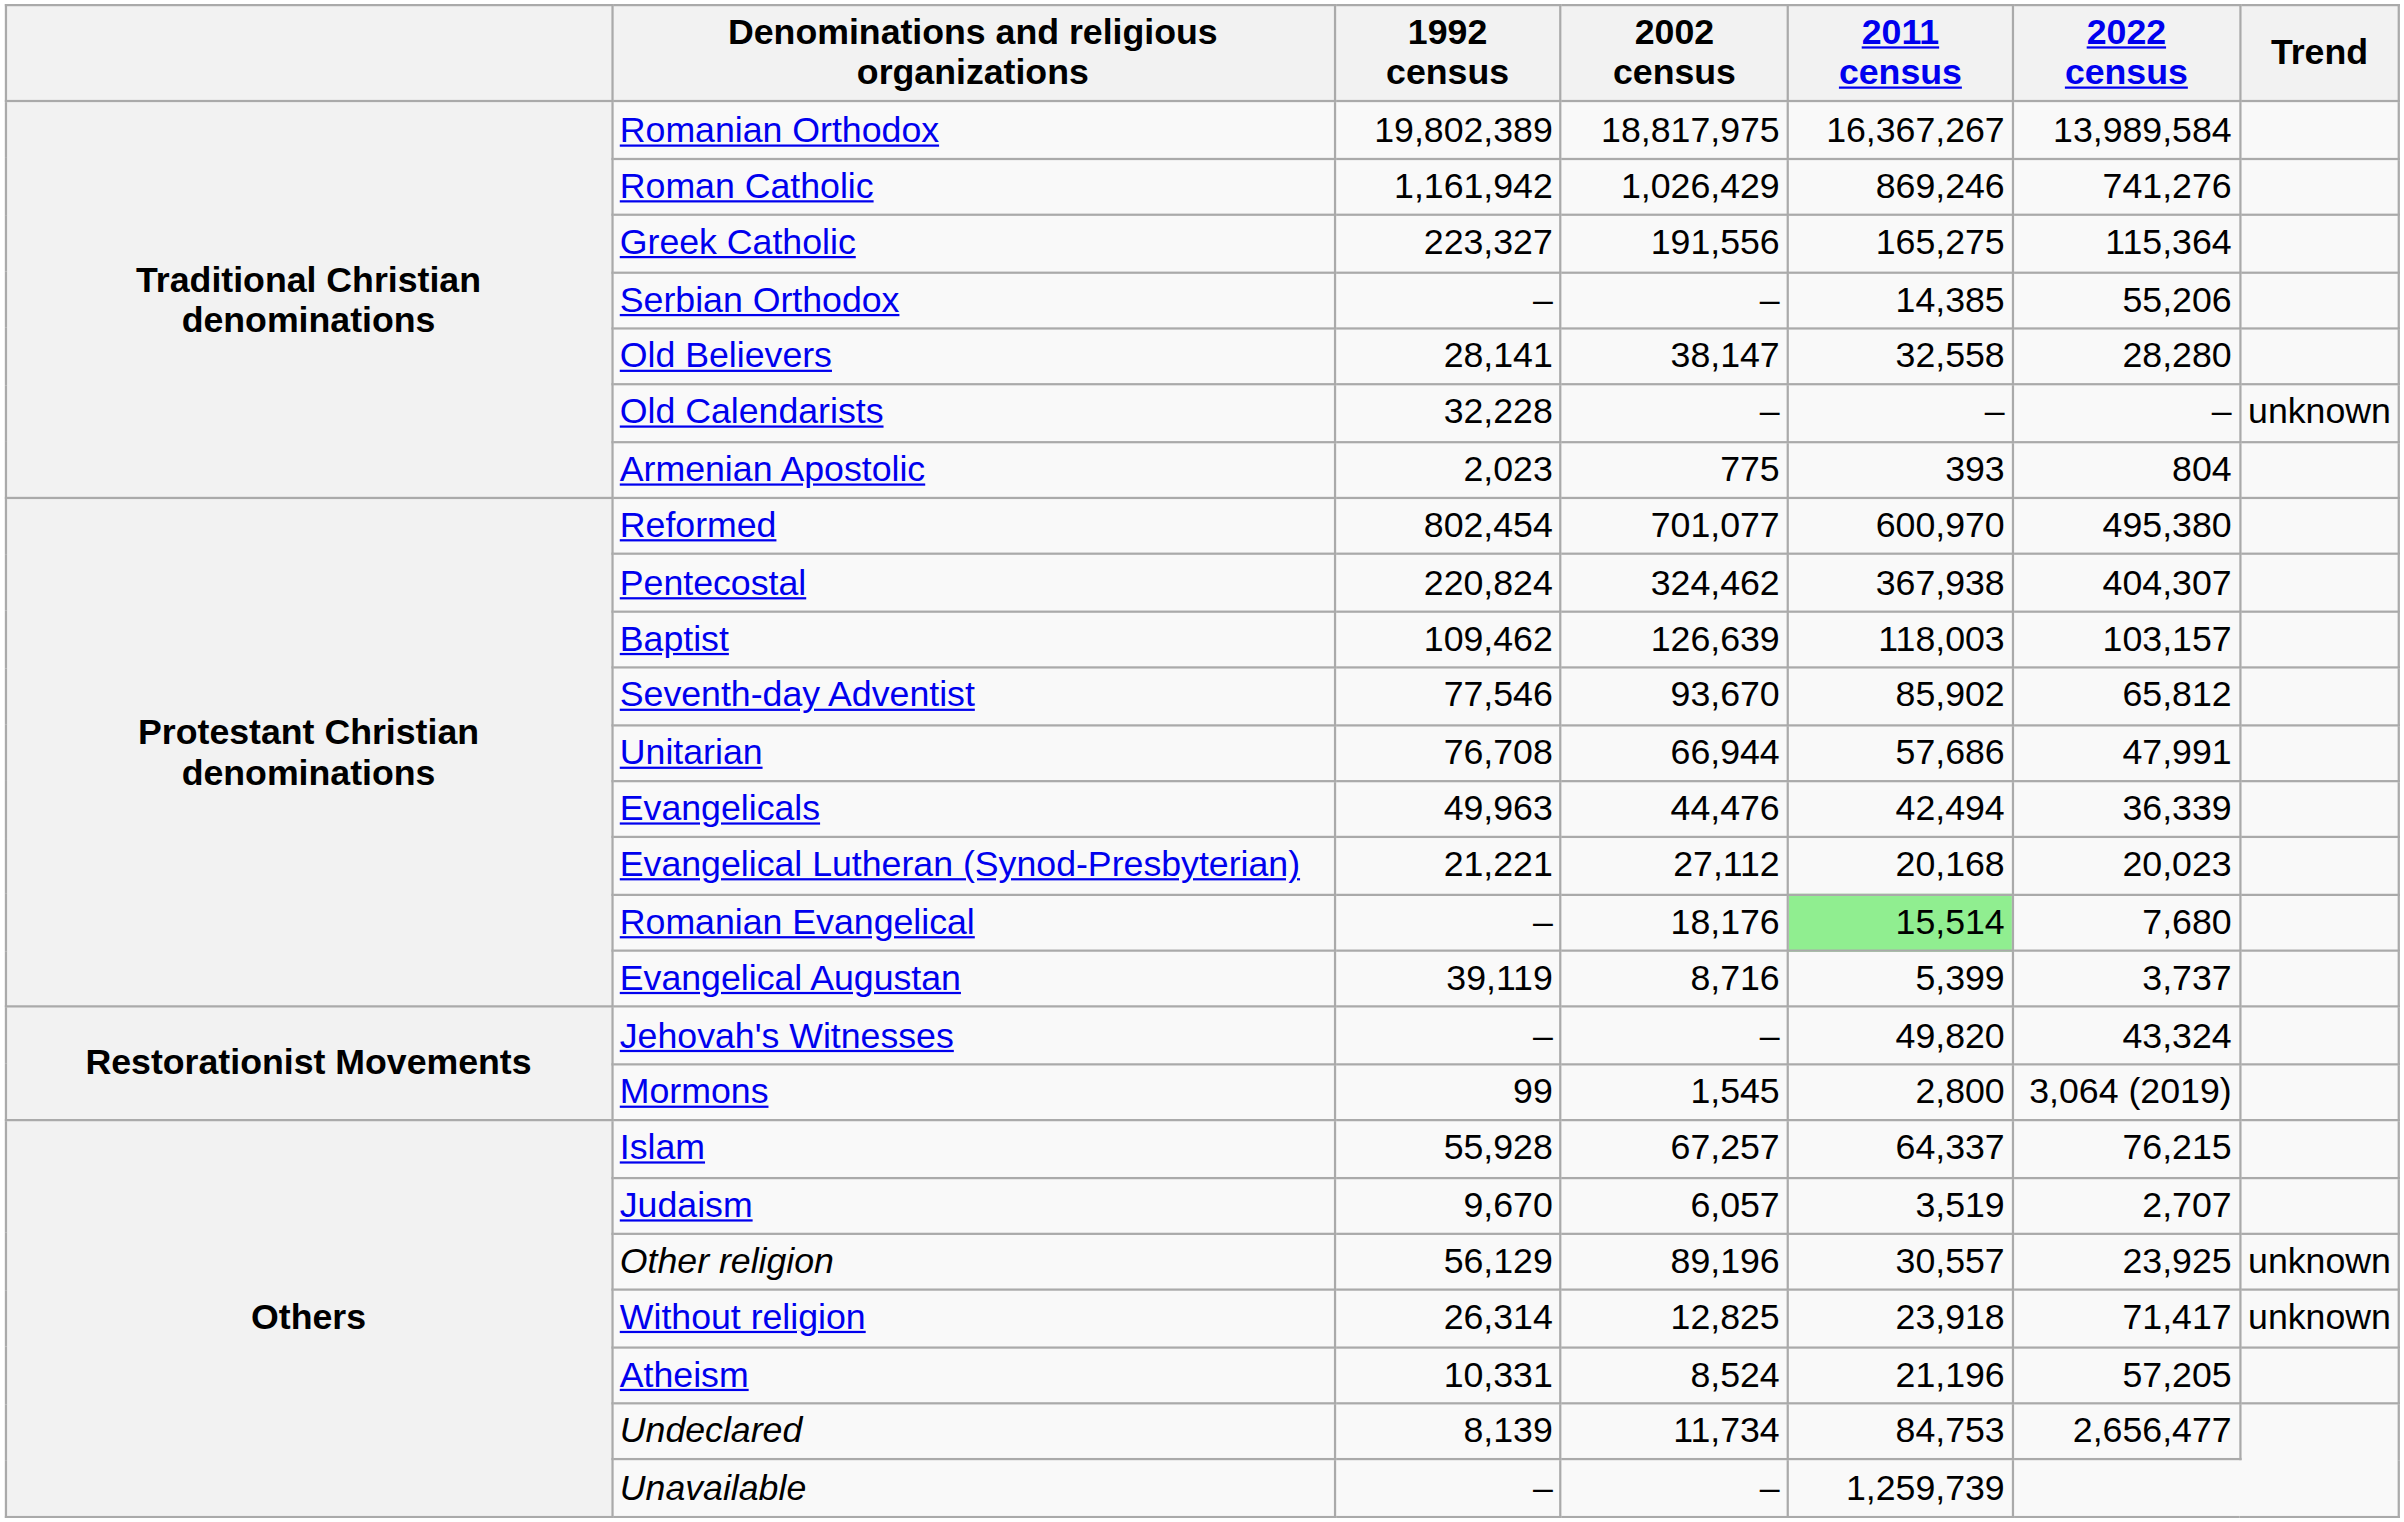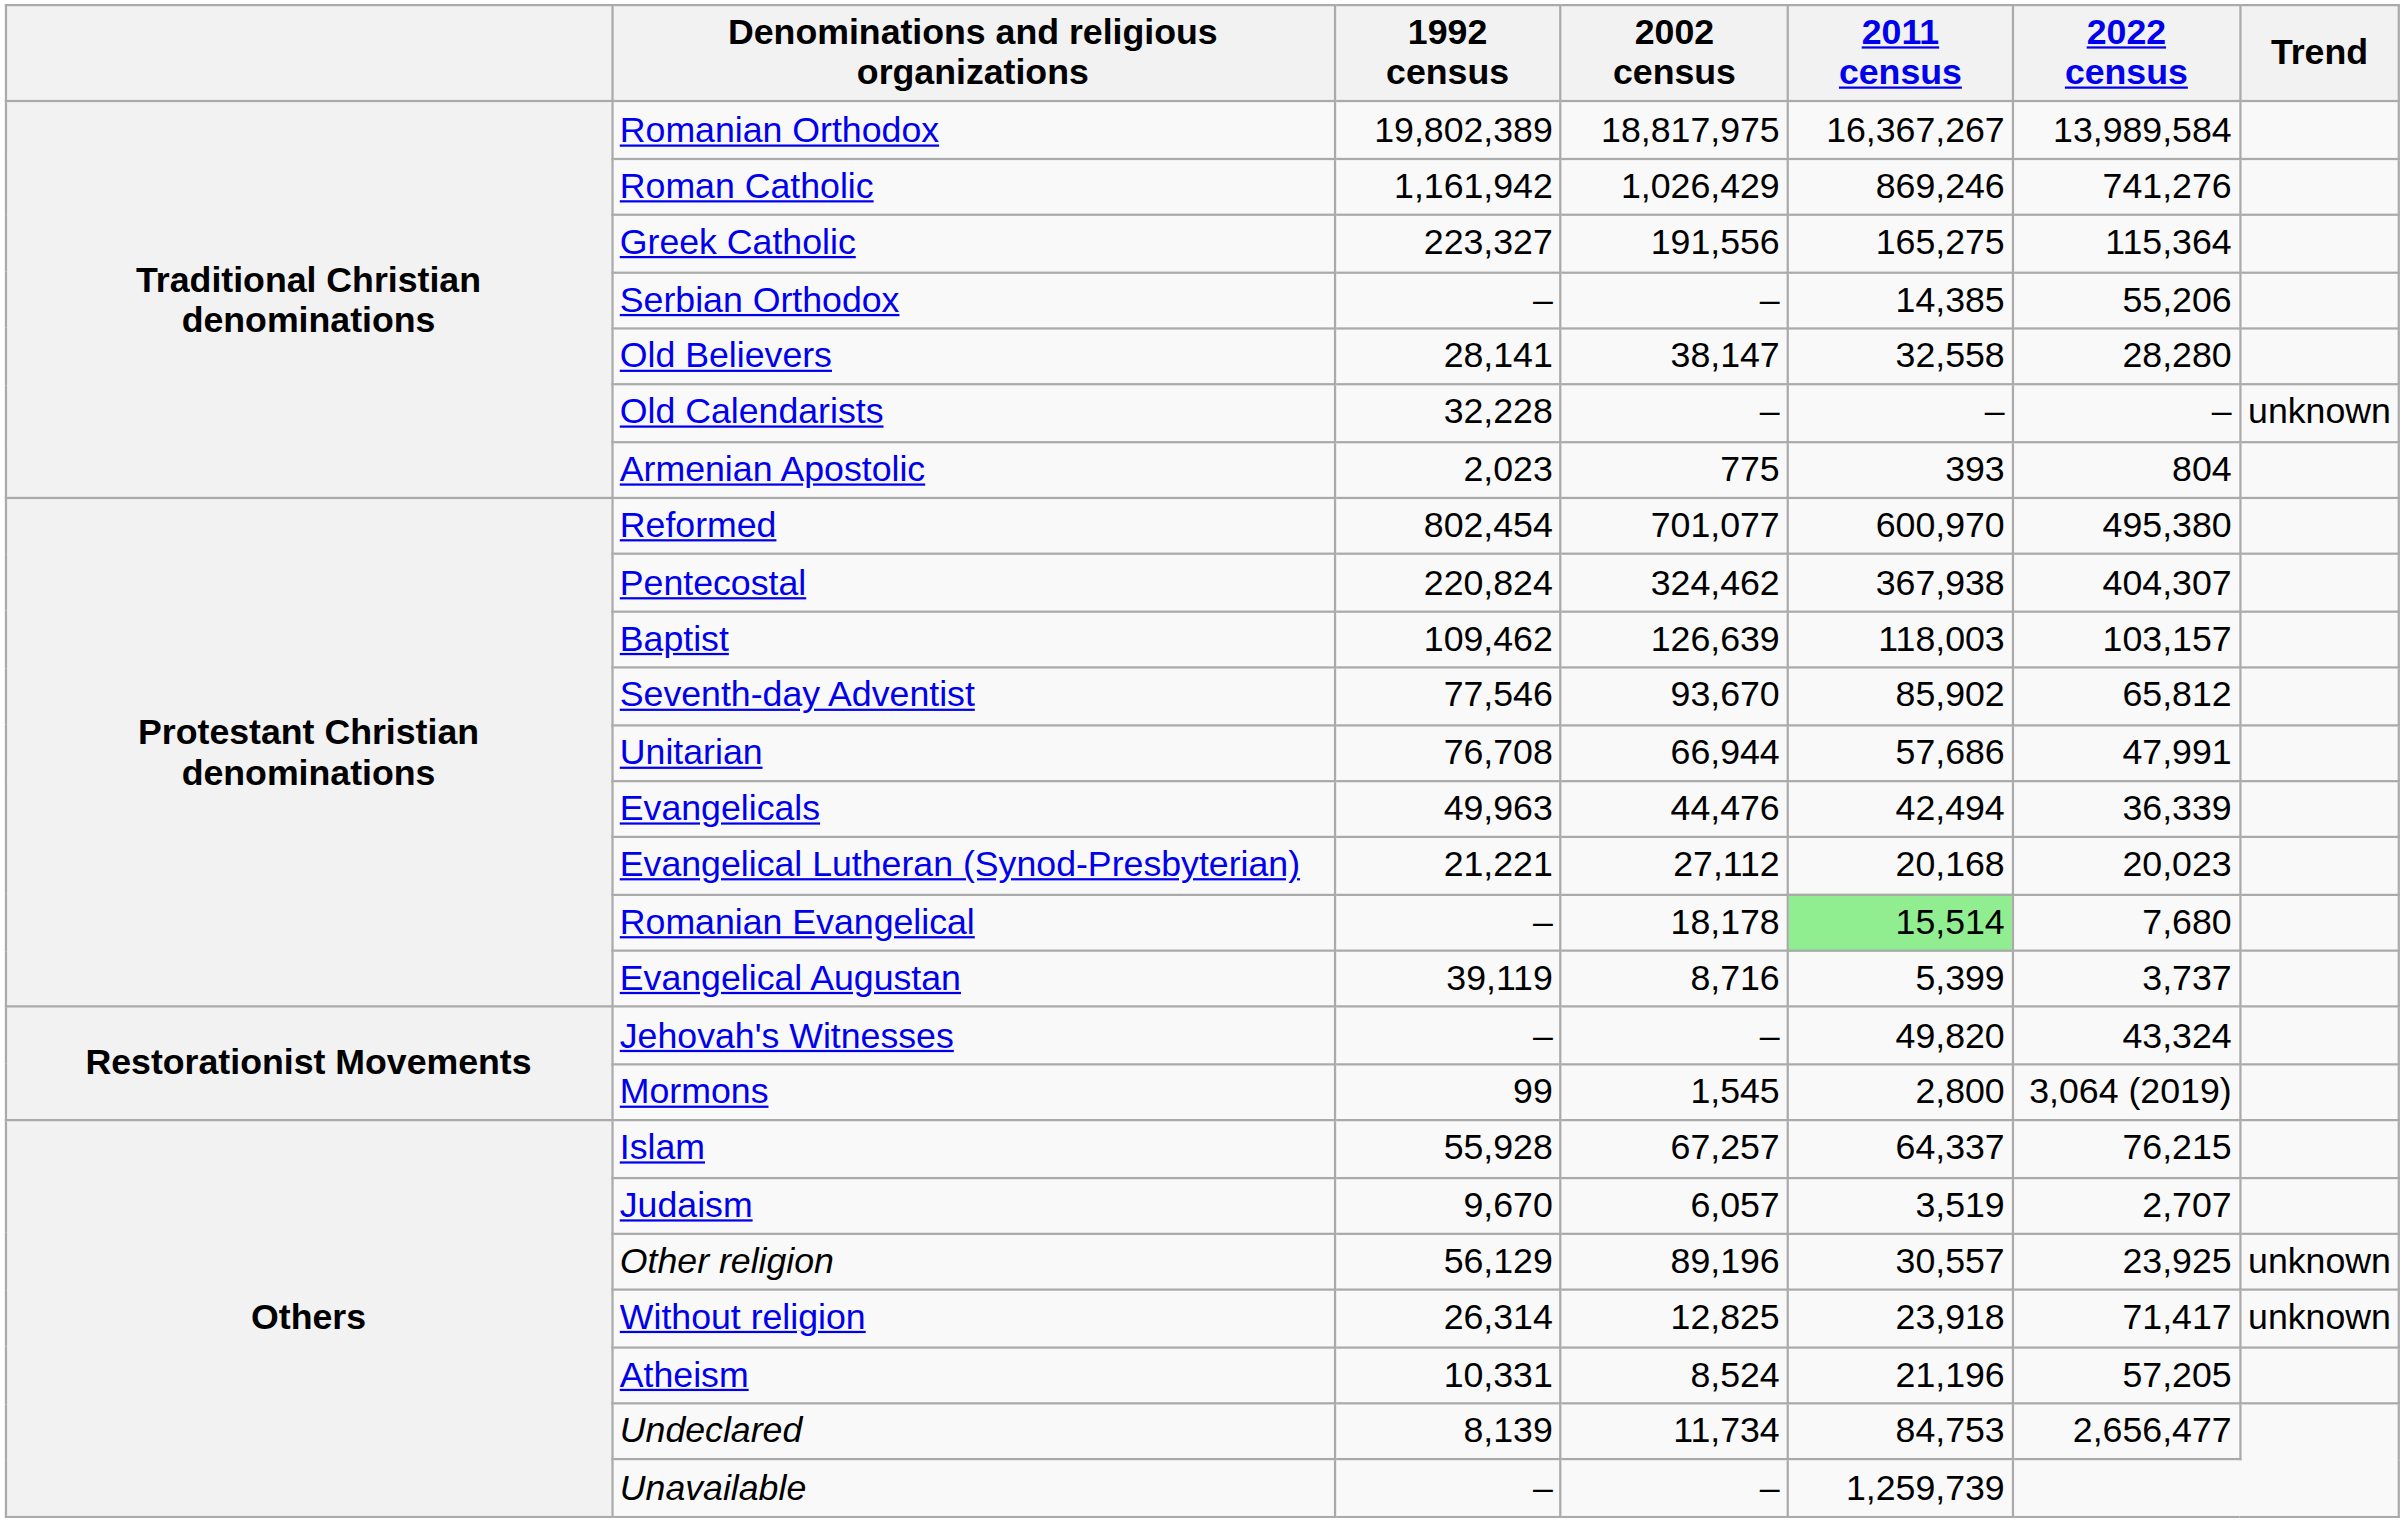(1725, 921) 18,176 -> (1725, 921) 18,178
